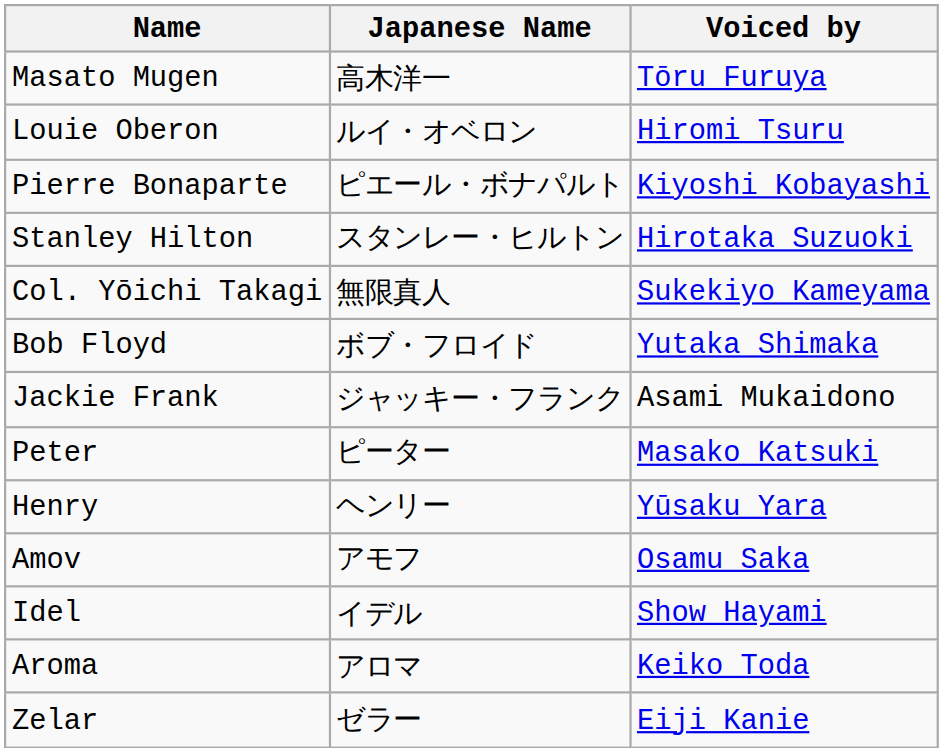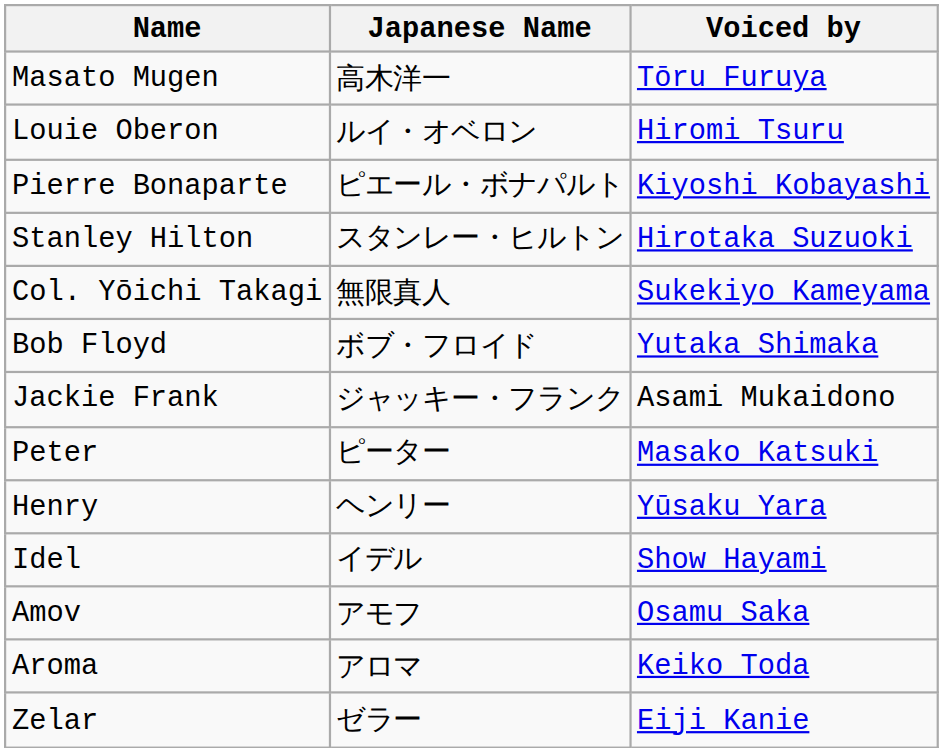rows swapped: (46, 613) <-> (46, 560)
